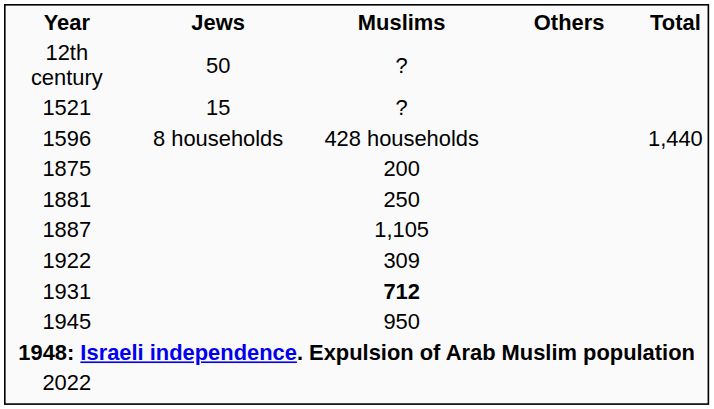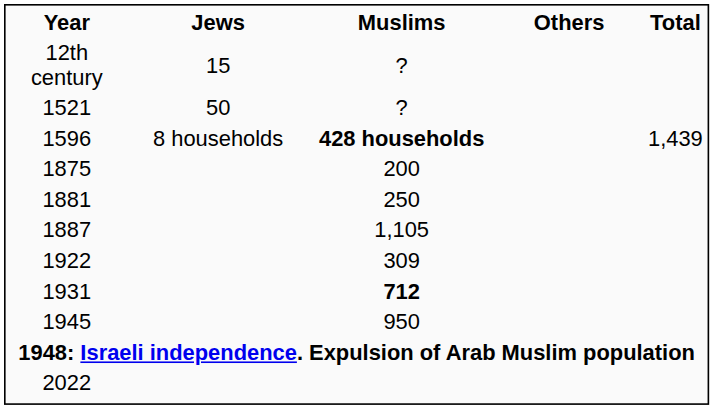(218, 65) 50 -> (218, 65) 15
(218, 108) 15 -> (218, 108) 50
(402, 138) normal -> (402, 138) bold
(675, 138) 1,440 -> (675, 138) 1,439
